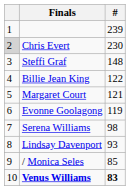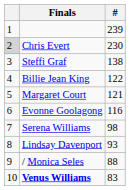(115, 62) 148 -> (115, 62) 138
(115, 111) 119 -> (115, 111) 116
(112, 161) 85 -> (112, 161) 88
(112, 177) bold -> (112, 177) normal
